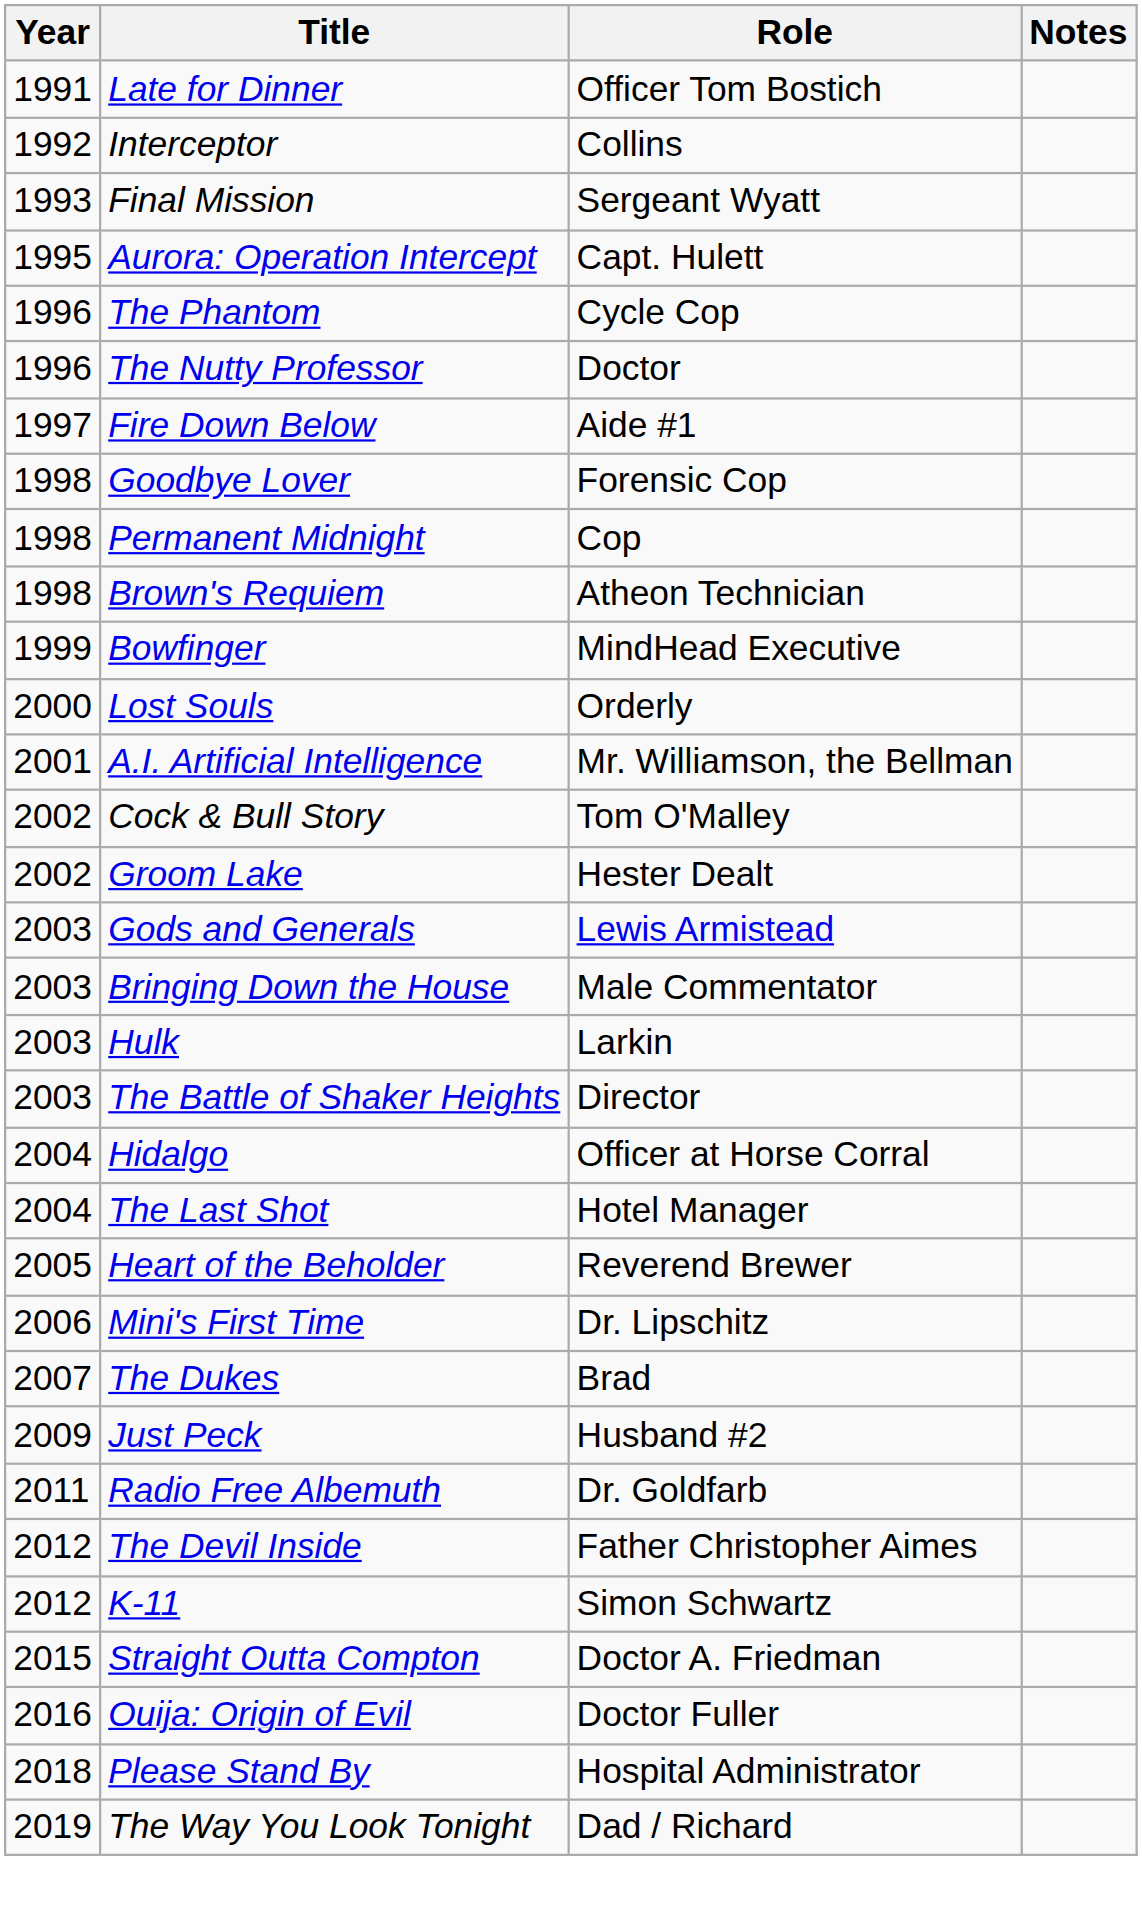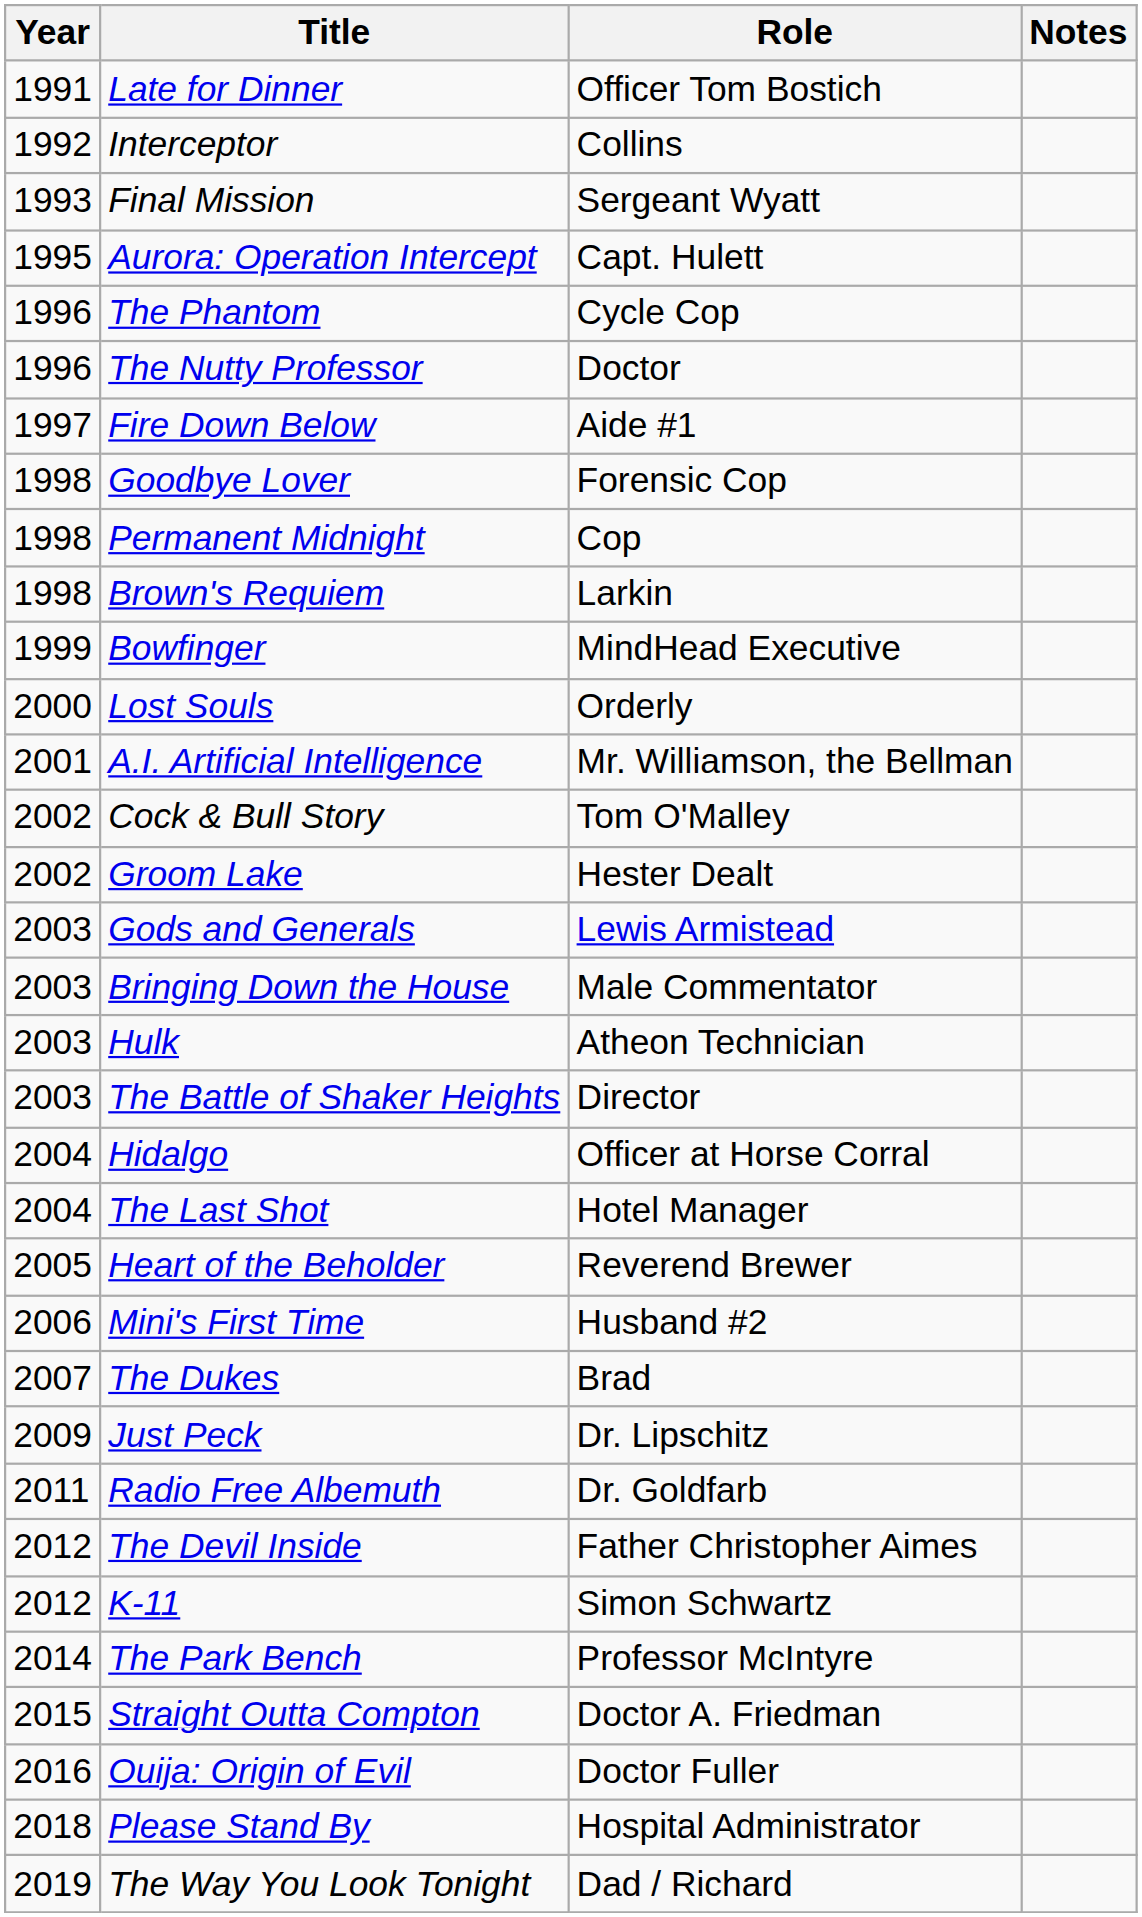(721, 593) Atheon Technician -> (625, 593) Larkin
(625, 1041) Larkin -> (721, 1041) Atheon Technician
(673, 1322) Dr. Lipschitz -> (672, 1322) Husband #2
(672, 1434) Husband #2 -> (673, 1434) Dr. Lipschitz
+ row: (235, 1658)
